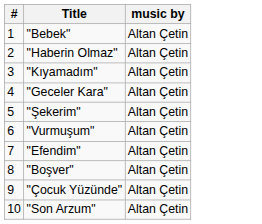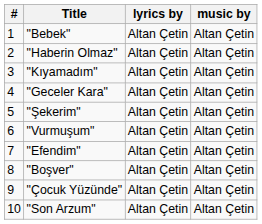+ column: (158, 14)
